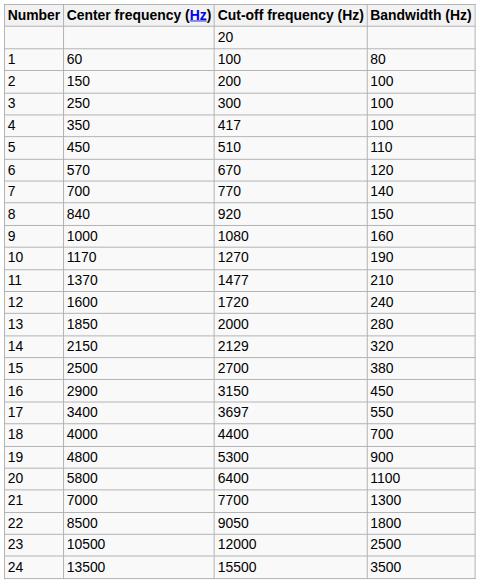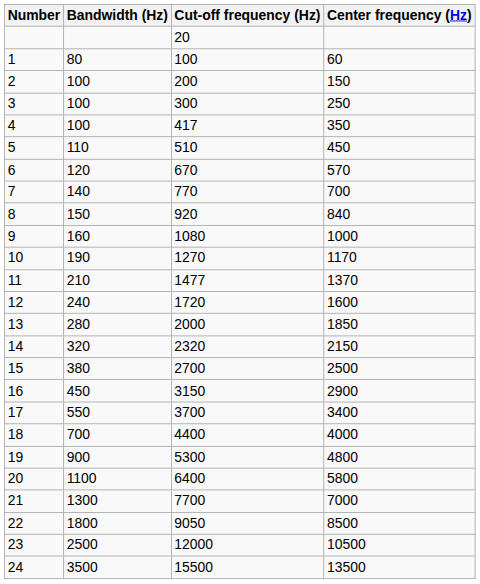columns swapped: (139, 15) <-> (421, 15)
(233, 346) 2129 -> (190, 346) 2320
(233, 412) 3697 -> (190, 412) 3700
